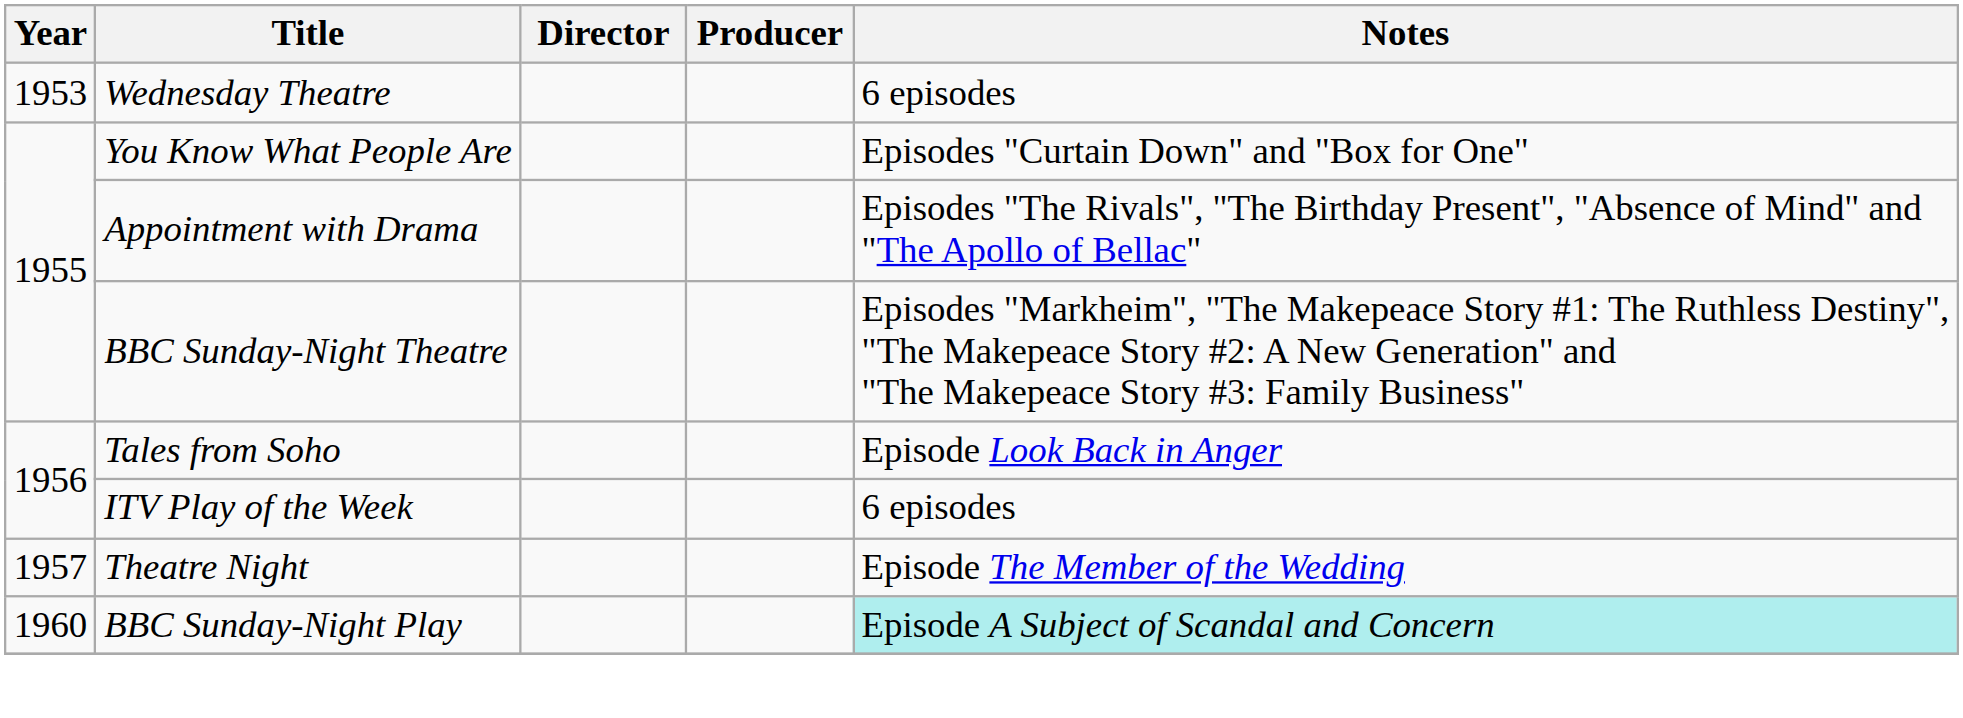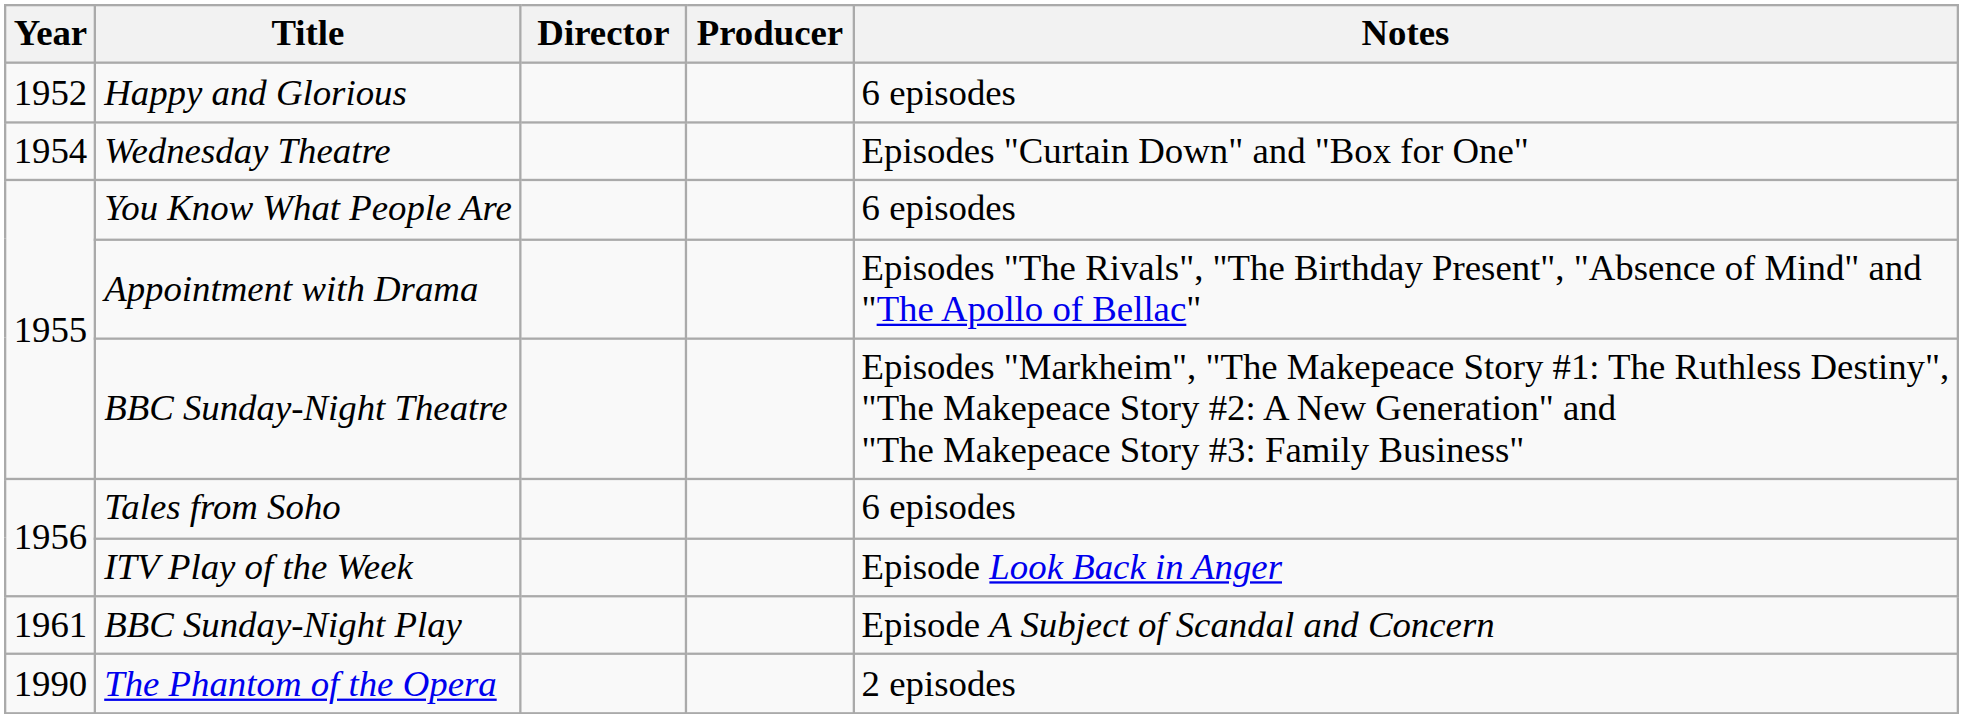+ row: (255, 92)
(50, 92) 1953 -> (50, 150) 1954
(939, 92) 6 episodes -> (1195, 150) Episodes "Curtain Down" and "Box for One"
(1195, 150) Episodes "Curtain Down" and "Box for One" -> (939, 208) 6 episodes
(1072, 449) Episode Look Back in Anger -> (939, 508) 6 episodes
(939, 508) 6 episodes -> (1072, 566) Episode Look Back in Anger
- row: (206, 566)
(50, 624) 1960 -> (50, 624) 1961
(1178, 624) paleturquoise background -> (1178, 624) no background
+ row: (300, 683)
